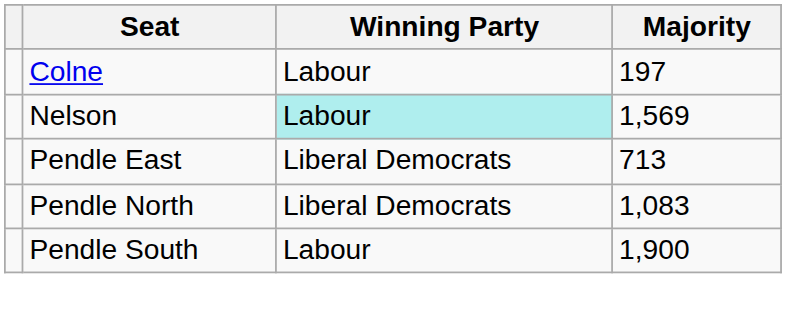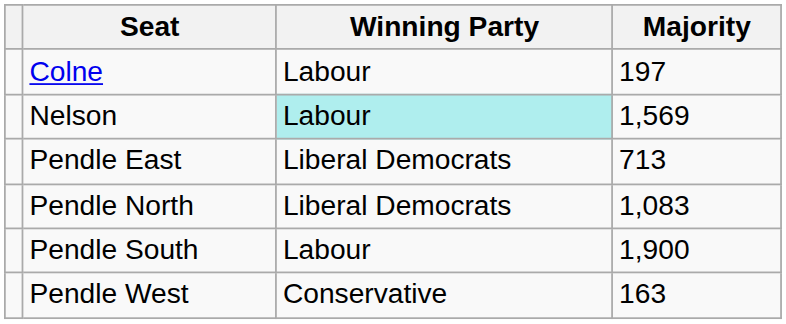+ row: (109, 294)
